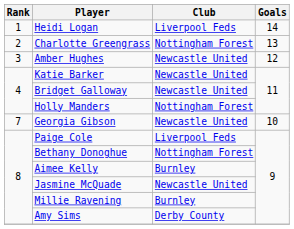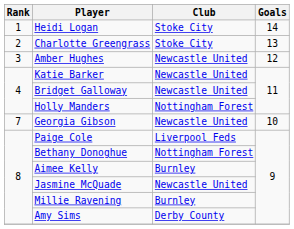(195, 28) Liverpool Feds -> (184, 28) Stoke City
(204, 44) Nottingham Forest -> (184, 44) Stoke City
